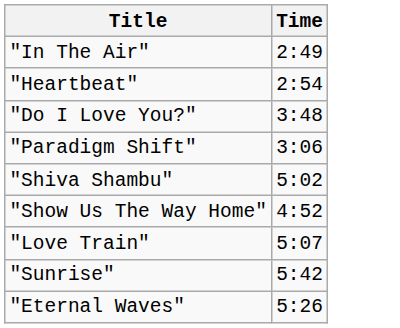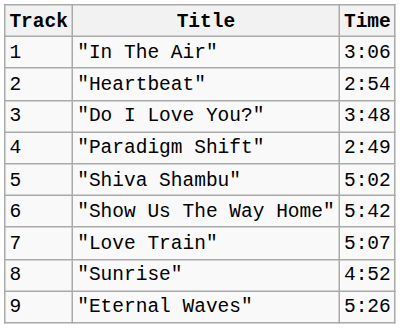+ column: (39, 21)
(300, 52) 2:49 -> (367, 52) 3:06
(300, 148) 3:06 -> (367, 148) 2:49
(300, 211) 4:52 -> (367, 211) 5:42
(300, 275) 5:42 -> (367, 275) 4:52
